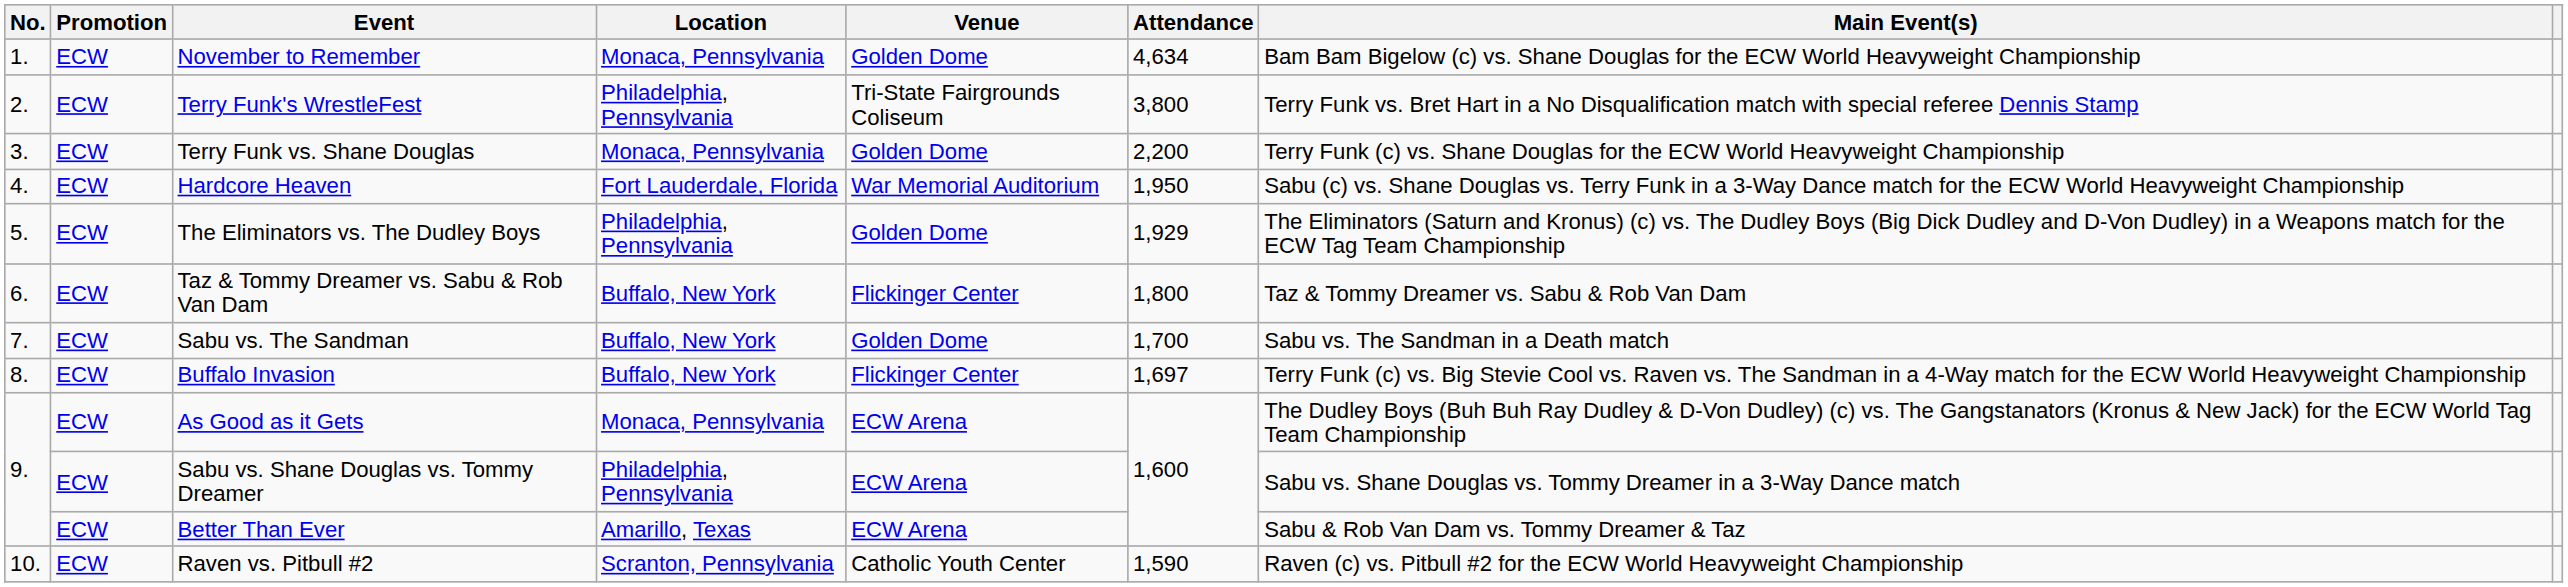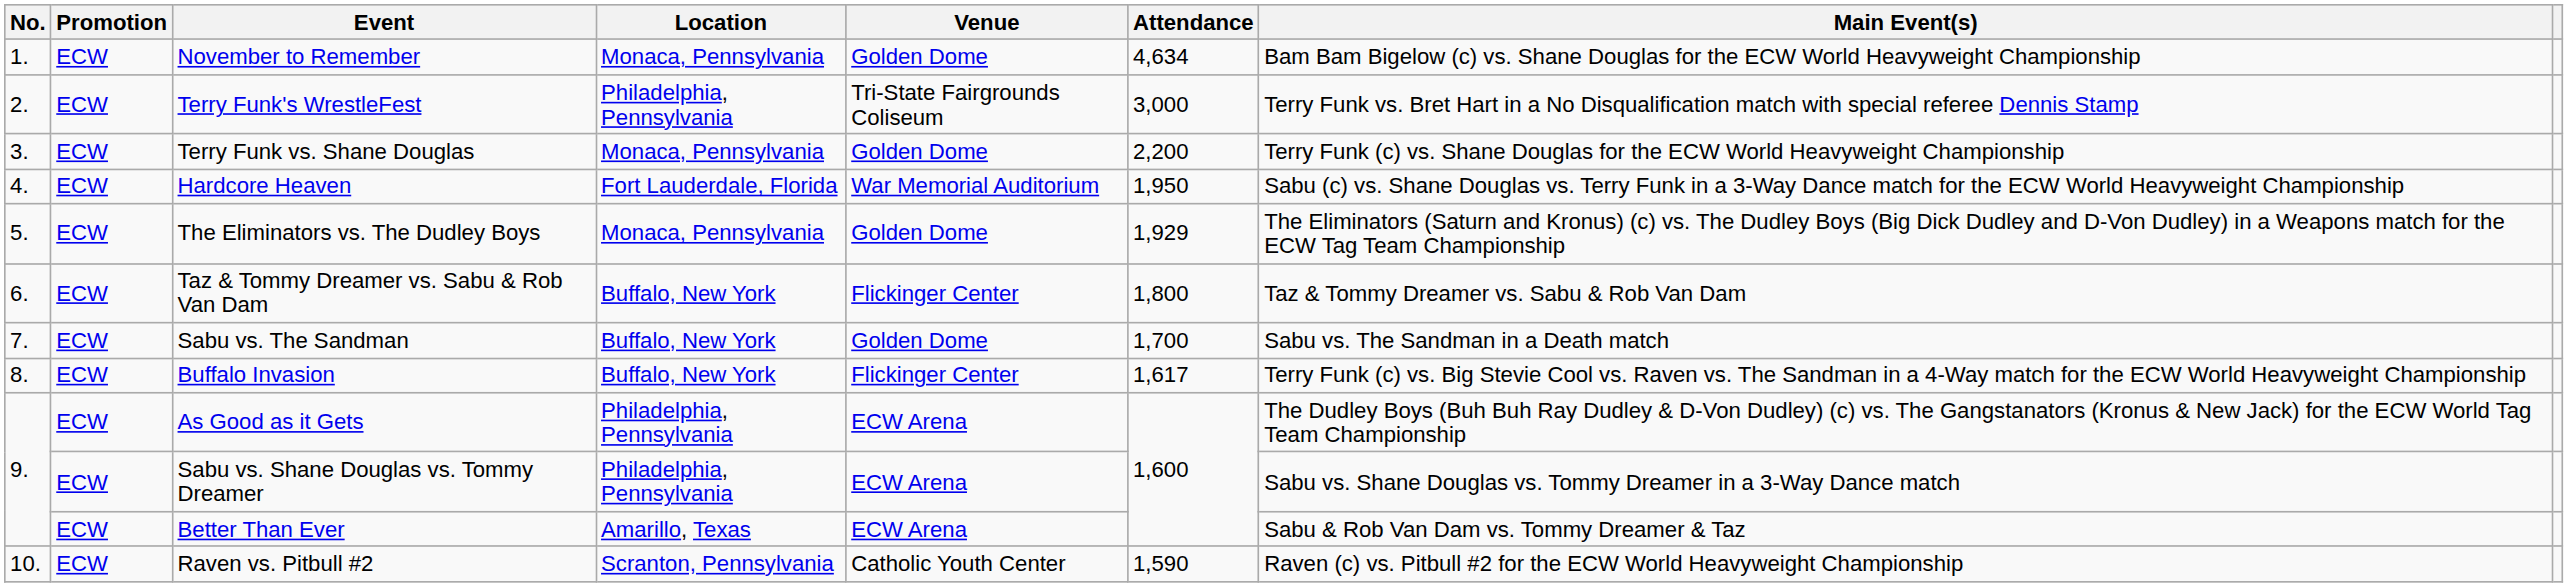(1161, 104) 3,800 -> (1161, 104) 3,000
(667, 233) Philadelphia, Pennsylvania -> (713, 233) Monaca, Pennsylvania
(1161, 375) 1,697 -> (1161, 375) 1,617
(713, 422) Monaca, Pennsylvania -> (667, 422) Philadelphia, Pennsylvania
